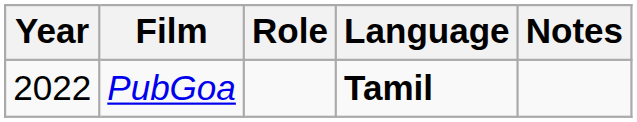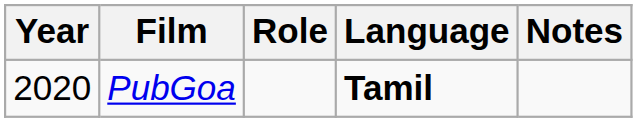(52, 87) 2022 -> (52, 87) 2020
